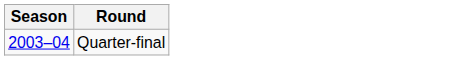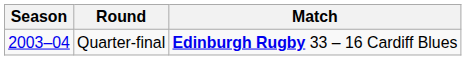+ column: (315, 17)
